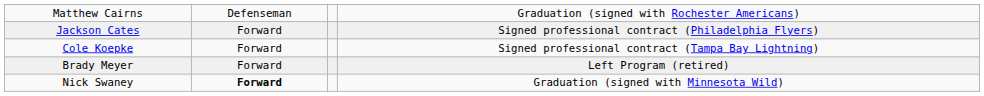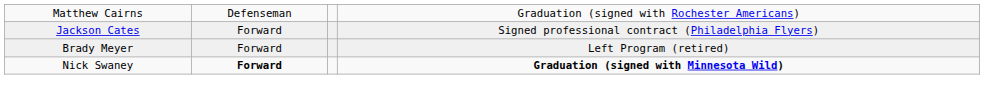- row: (98, 48)
(659, 83) normal -> (659, 65) bold
